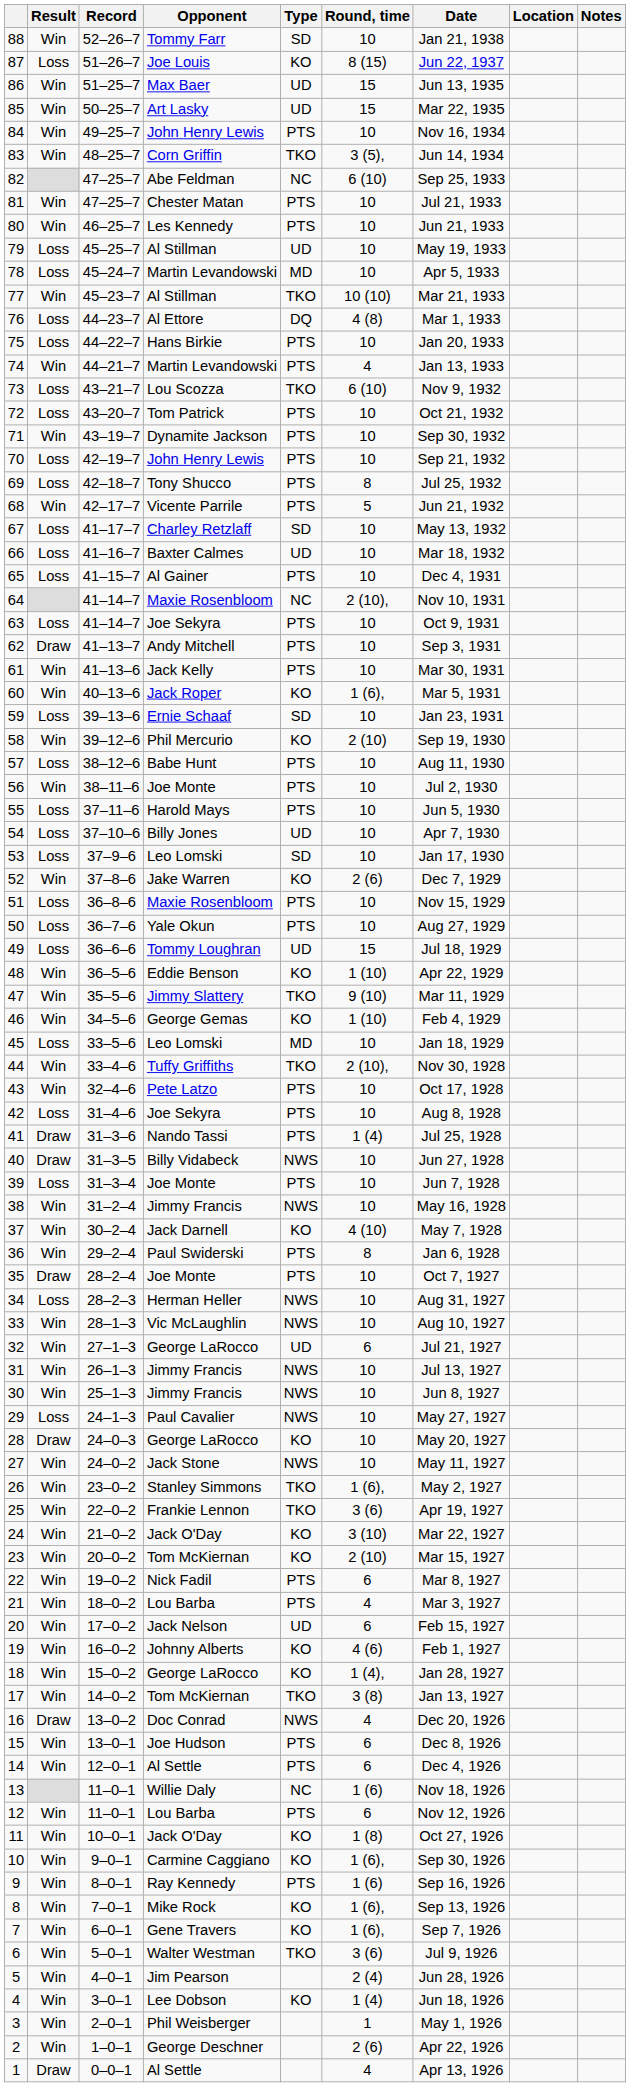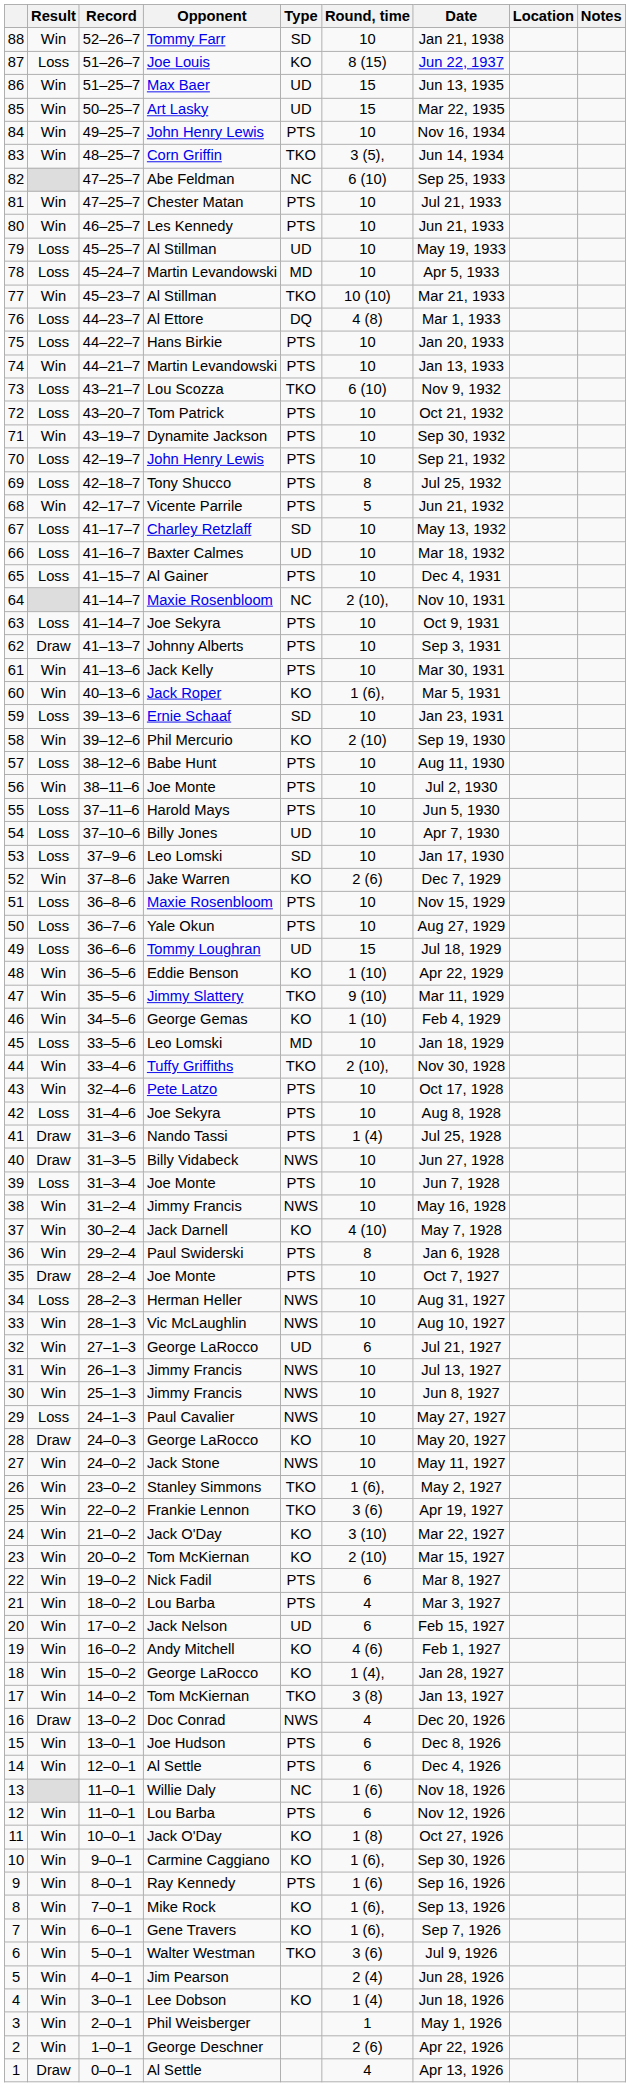(367, 366) 4 -> (367, 366) 10
(191, 646) Andy Mitchell -> (195, 646) Johnny Alberts
(195, 1650) Johnny Alberts -> (191, 1650) Andy Mitchell
